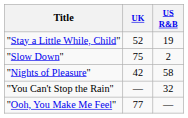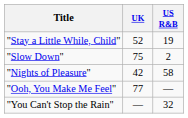rows swapped: (61, 105) <-> (60, 89)
